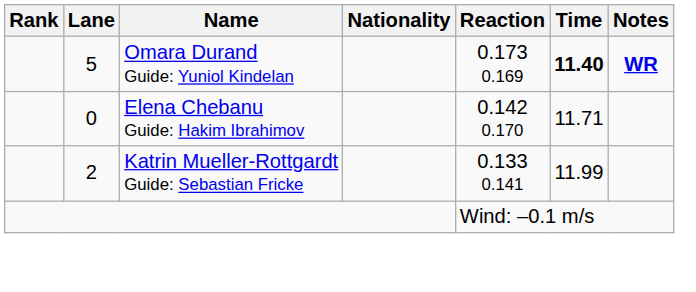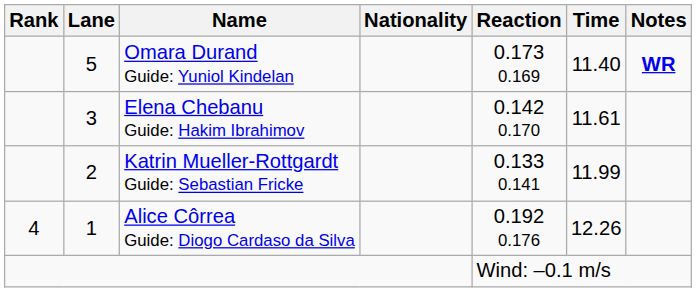(579, 63) bold -> (596, 63) normal
(91, 118) 0 -> (91, 118) 3
(579, 118) 11.71 -> (596, 118) 11.61
+ row: (240, 227)
